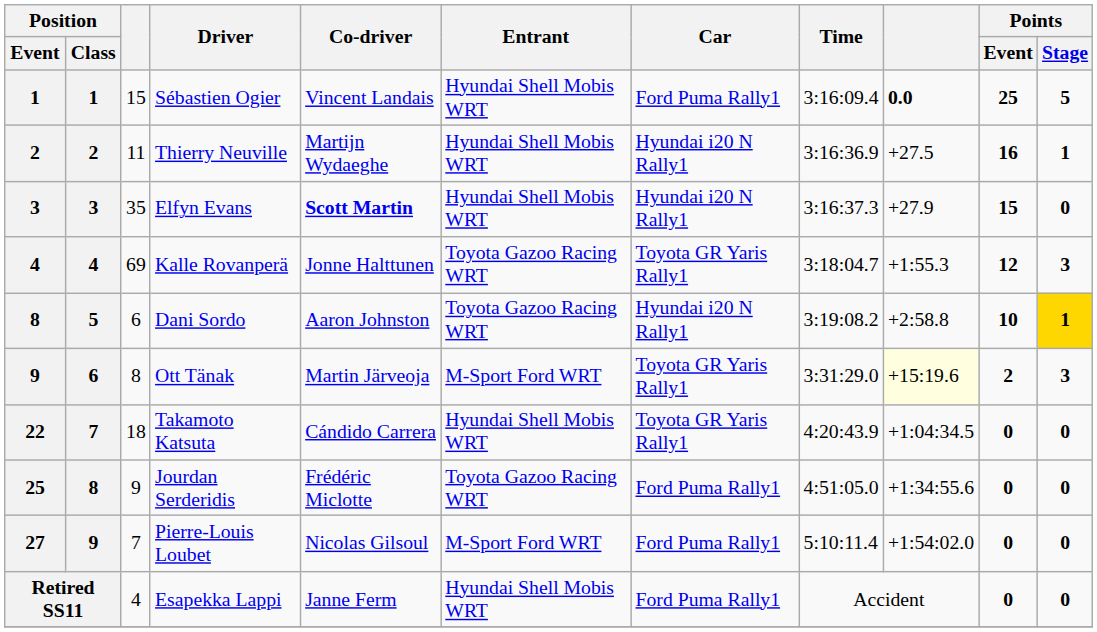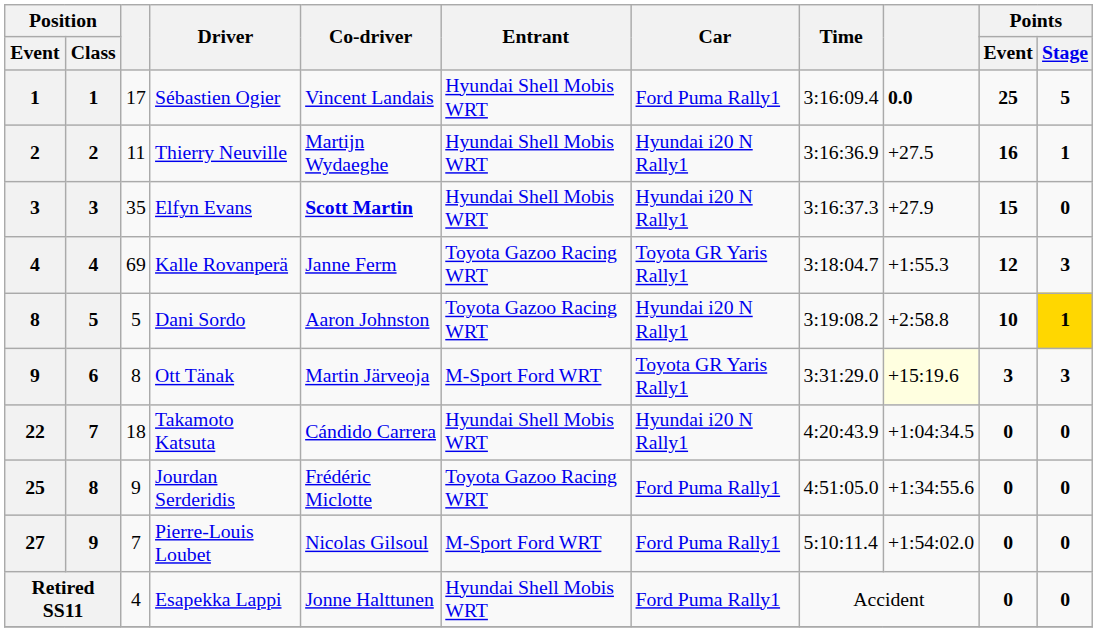(136, 97) 15 -> (136, 97) 17
(369, 264) Jonne Halttunen -> (351, 264) Janne Ferm
(136, 319) 6 -> (136, 319) 5
(1008, 375) 2 -> (1008, 375) 3
(701, 431) Toyota GR Yaris Rally1 -> (694, 431) Hyundai i20 N Rally1
(351, 598) Janne Ferm -> (369, 598) Jonne Halttunen
